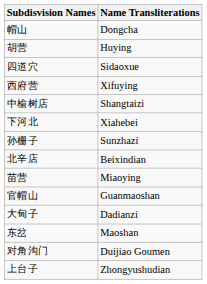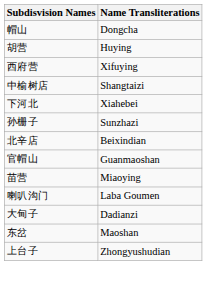- row: (22, 66)
rows swapped: (17, 177) <-> (22, 195)
+ row: (28, 195)
- row: (28, 251)
